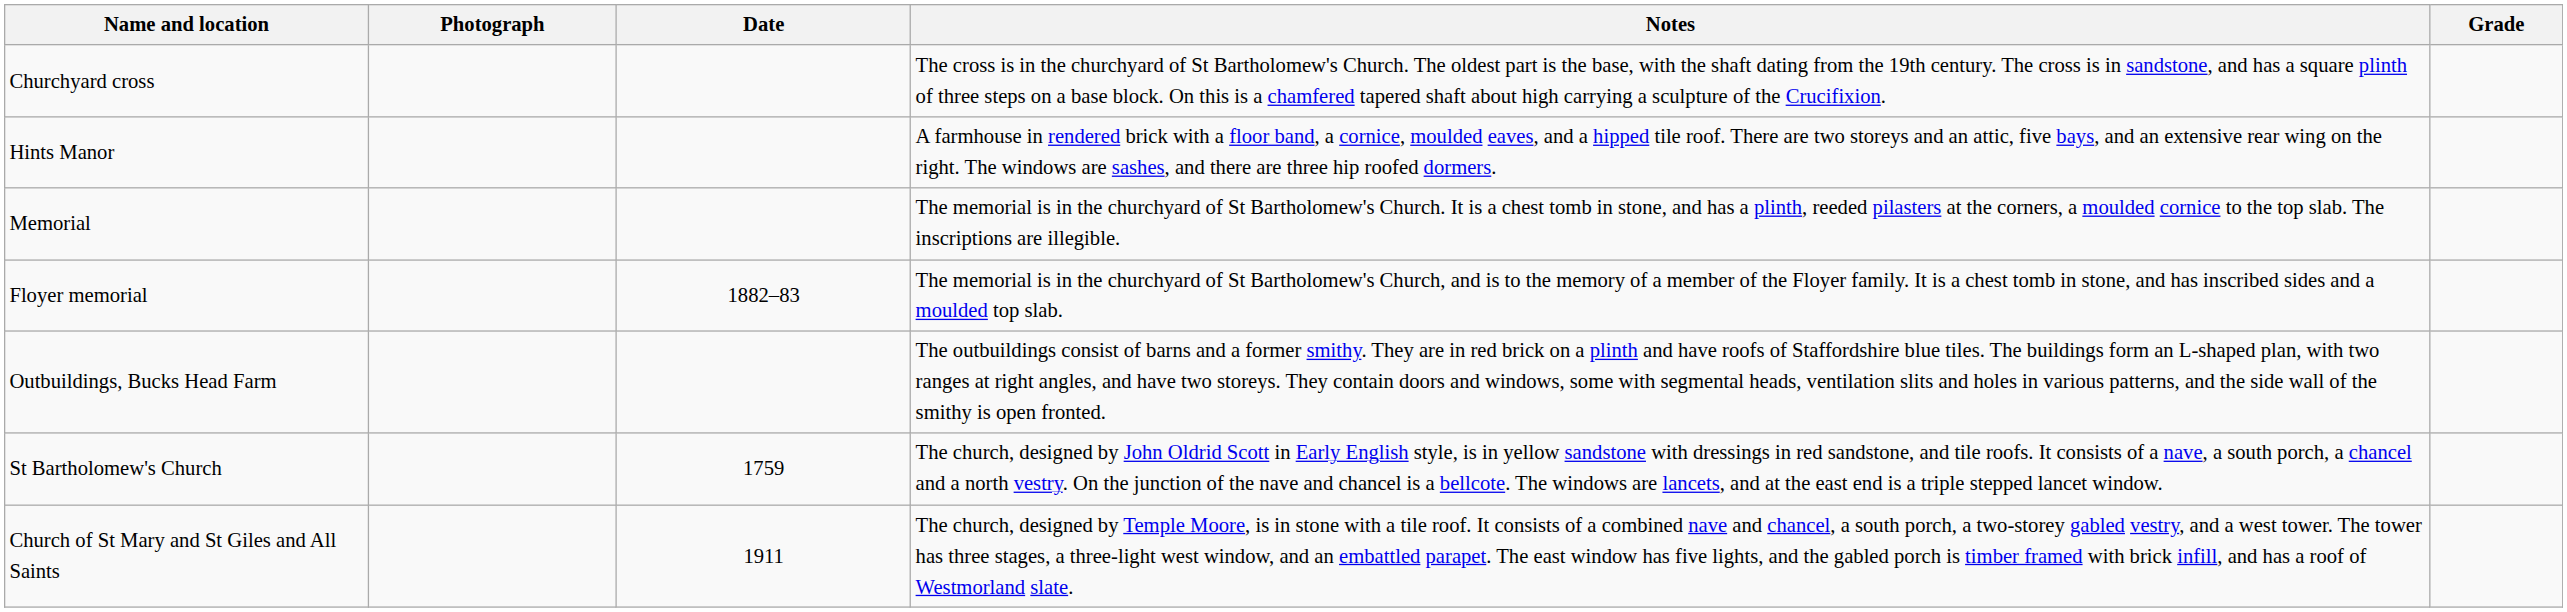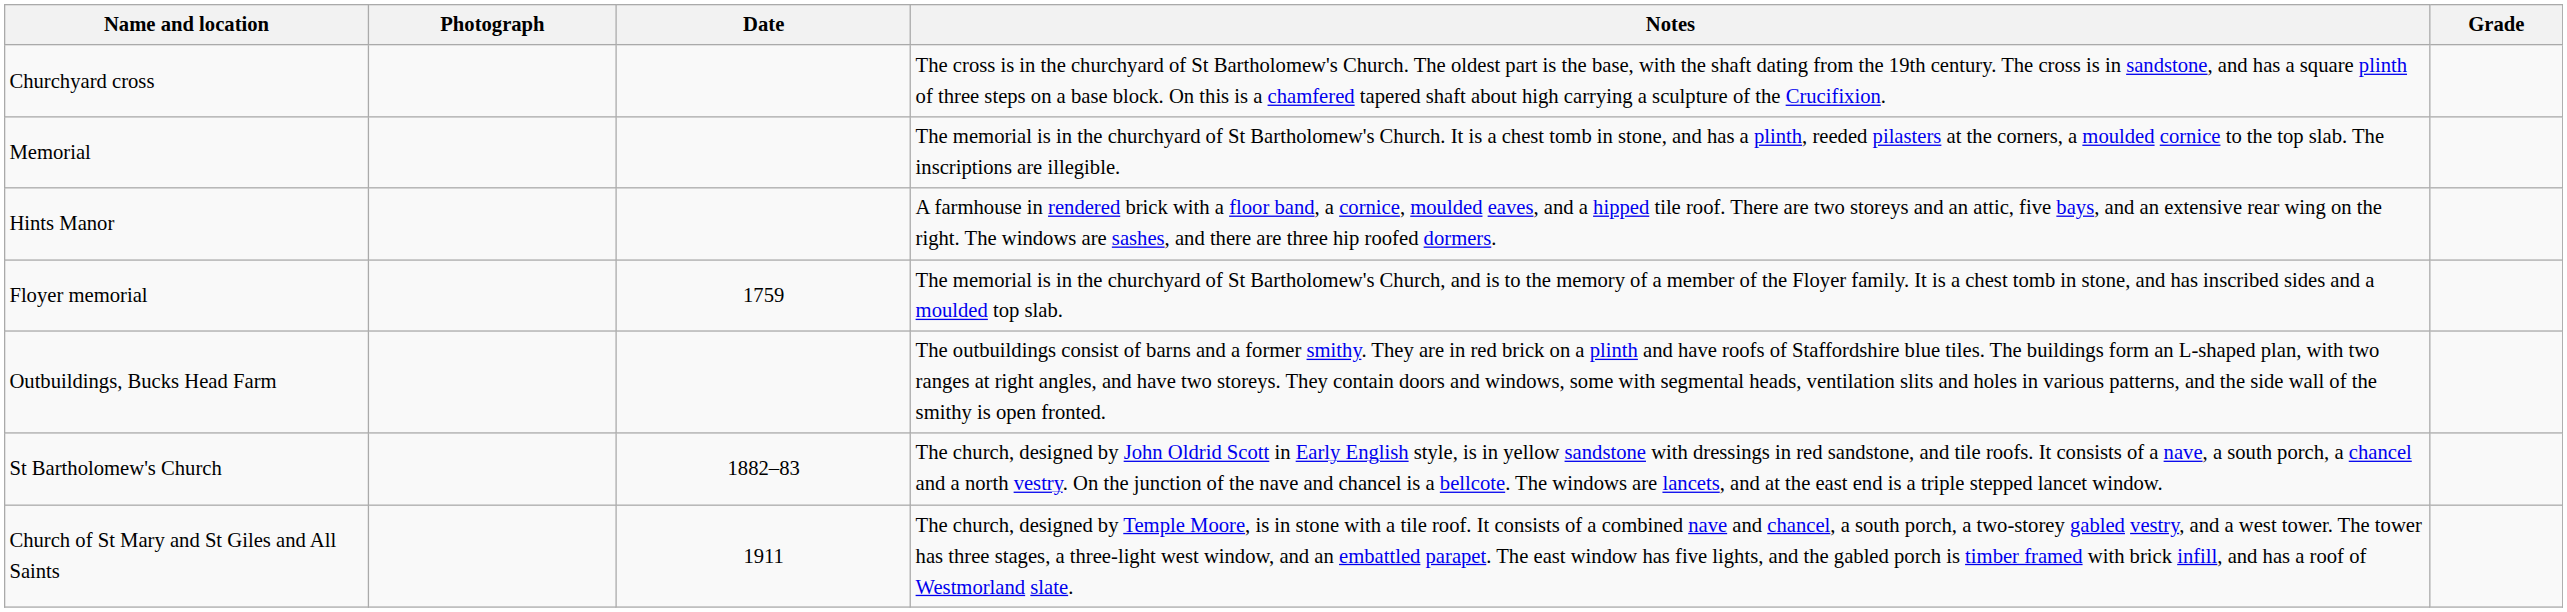rows swapped: (50, 223) <-> (62, 152)
(764, 294) 1882–83 -> (764, 294) 1759
(764, 468) 1759 -> (764, 468) 1882–83
